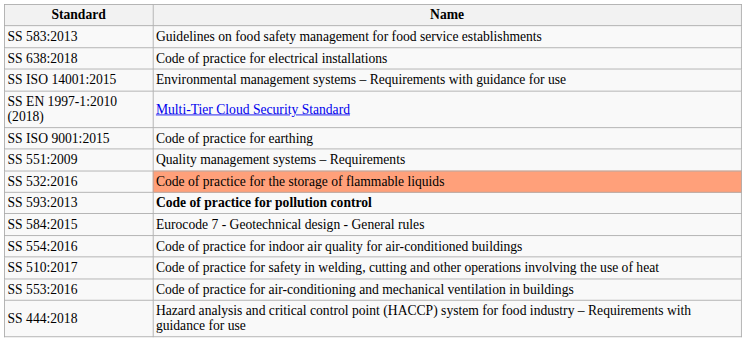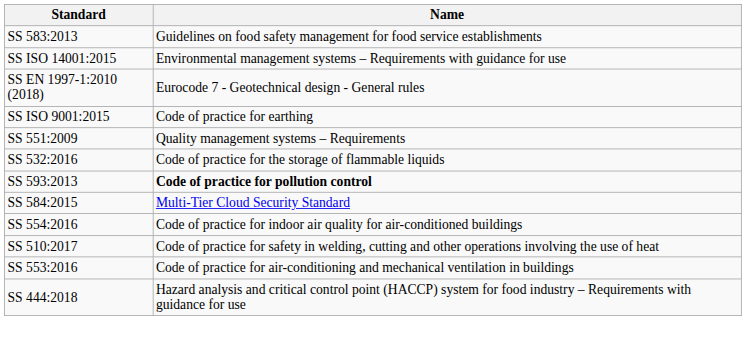- row: (43, 58)
(253, 109) Multi-Tier Cloud Security Standard -> (290, 87) Eurocode 7 - Geotechnical design - General rules
(300, 181) lightsalmon background -> (300, 159) no background
(290, 224) Eurocode 7 - Geotechnical design - General rules -> (253, 203) Multi-Tier Cloud Security Standard
